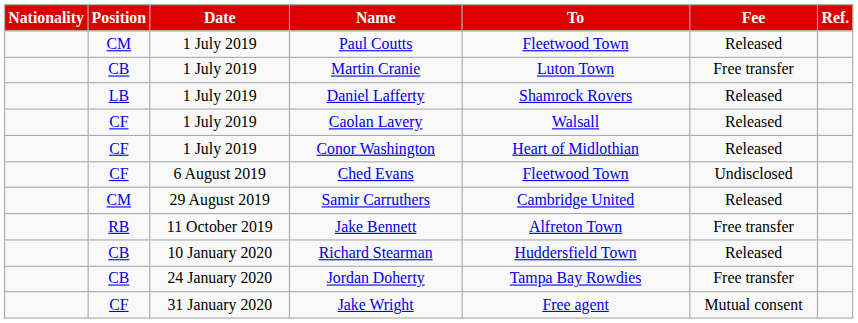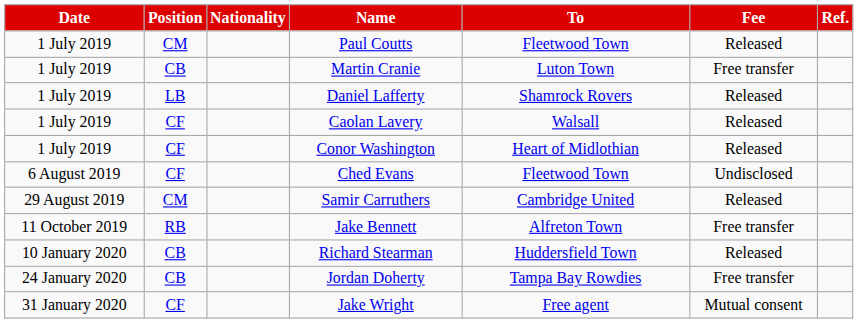columns swapped: (220, 17) <-> (46, 17)
